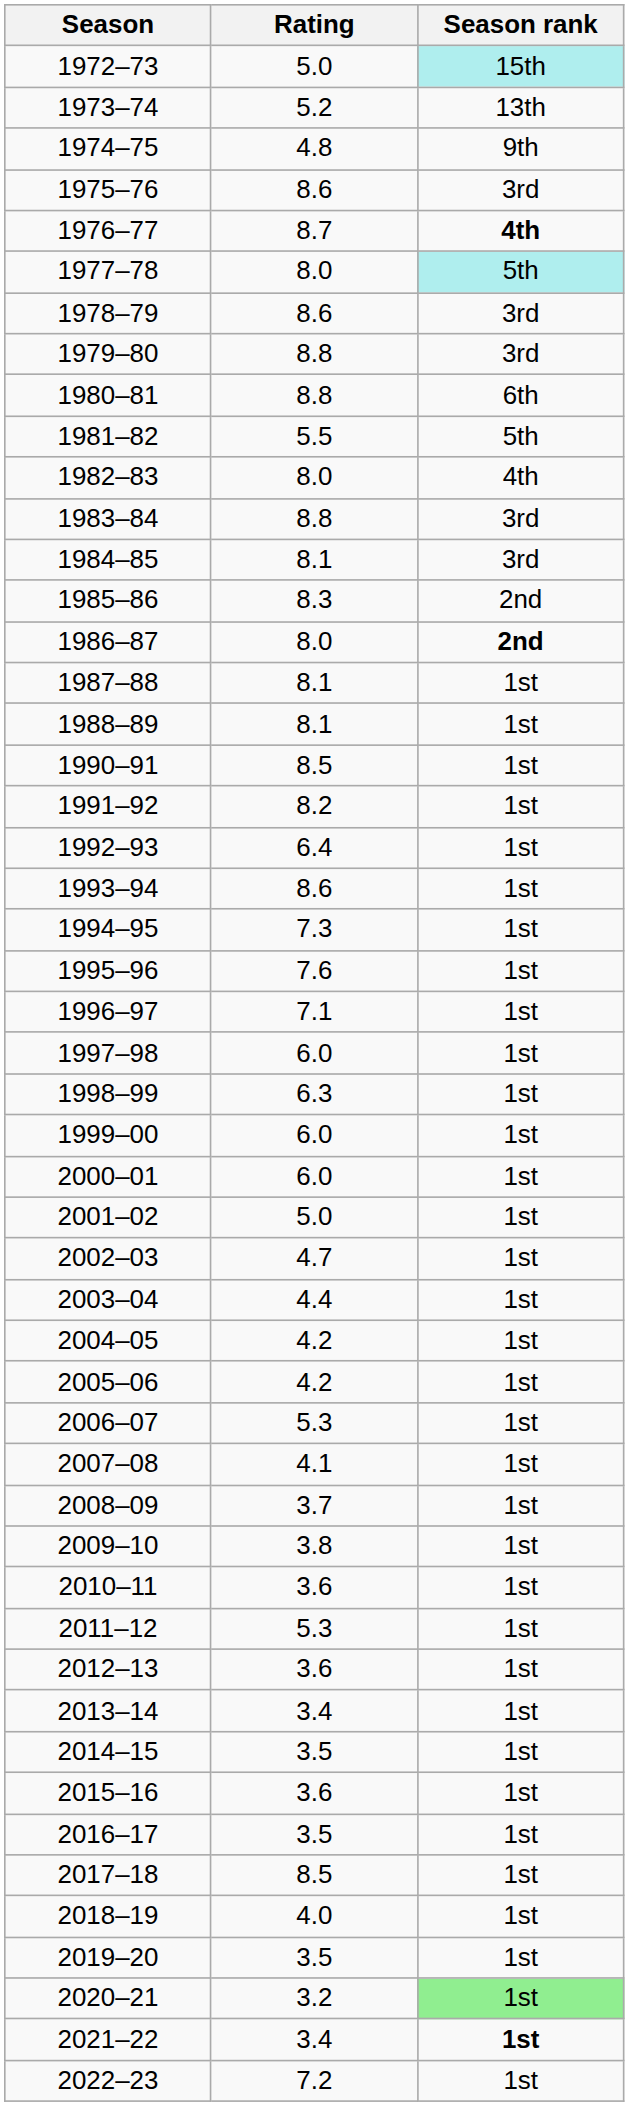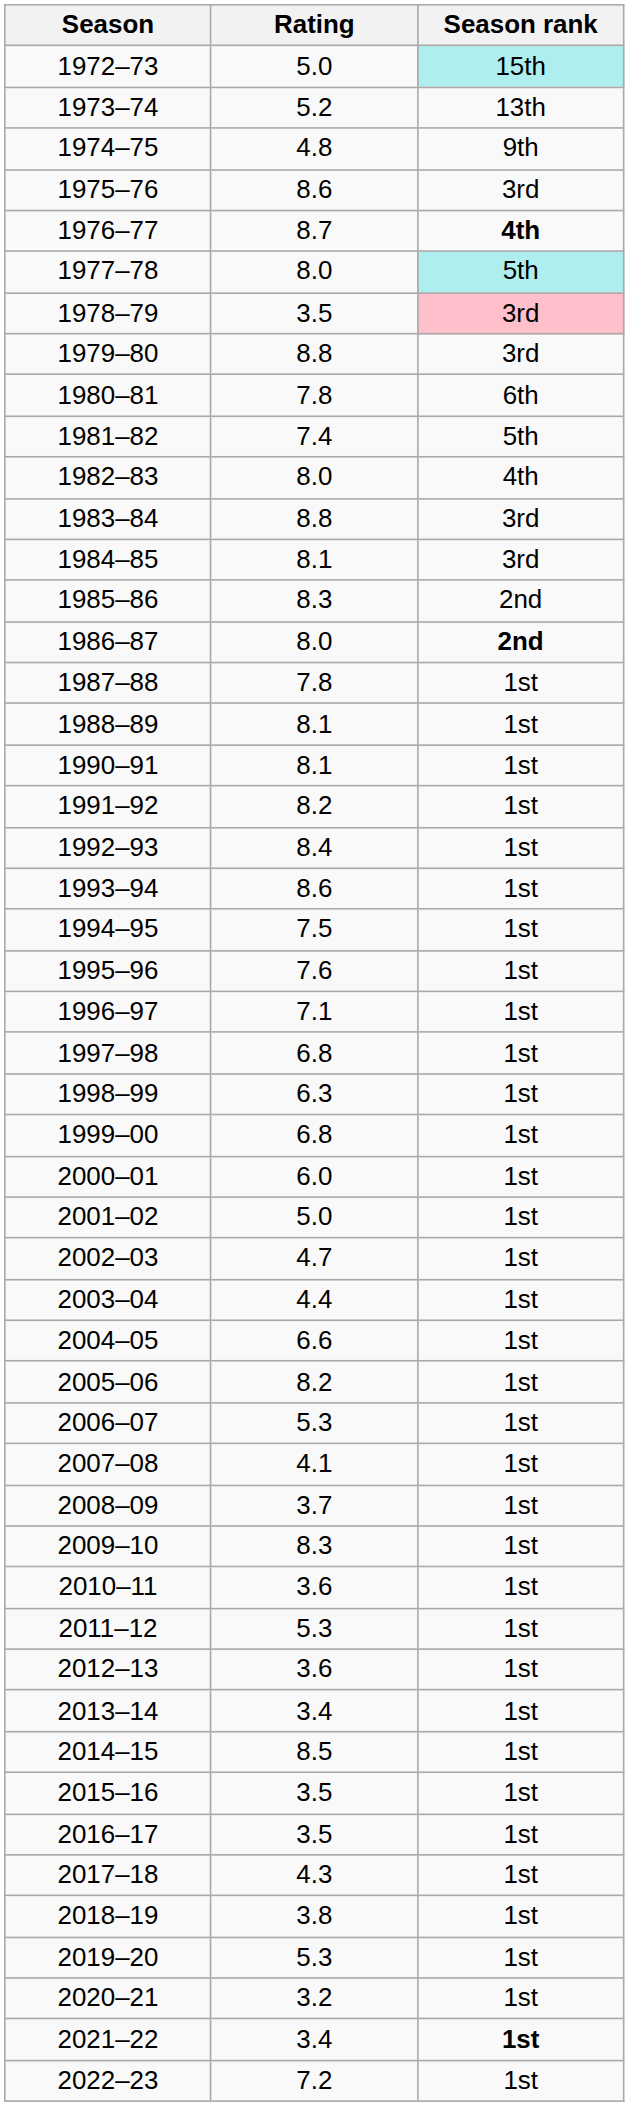(314, 312) 8.6 -> (314, 312) 3.5
(521, 312) no background -> (521, 312) pink background
(314, 395) 8.8 -> (314, 395) 7.8
(314, 436) 5.5 -> (314, 436) 7.4
(314, 682) 8.1 -> (314, 682) 7.8
(314, 764) 8.5 -> (314, 764) 8.1
(314, 847) 6.4 -> (314, 847) 8.4
(314, 929) 7.3 -> (314, 929) 7.5
(314, 1052) 6.0 -> (314, 1052) 6.8
(314, 1134) 6.0 -> (314, 1134) 6.8
(314, 1340) 4.2 -> (314, 1340) 6.6
(314, 1381) 4.2 -> (314, 1381) 8.2
(314, 1546) 3.8 -> (314, 1546) 8.3
(314, 1751) 3.5 -> (314, 1751) 8.5
(314, 1792) 3.6 -> (314, 1792) 3.5
(314, 1874) 8.5 -> (314, 1874) 4.3
(314, 1915) 4.0 -> (314, 1915) 3.8
(314, 1957) 3.5 -> (314, 1957) 5.3
(521, 1998) lightgreen background -> (521, 1998) no background
